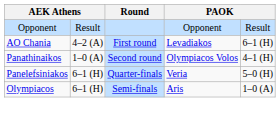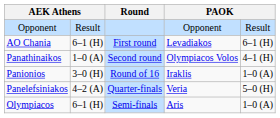(88, 43) 4–2 (A) -> (88, 43) 6–1 (H)
+ row: (26, 74)
(88, 74) 6–1 (H) -> (88, 89) 4–2 (A)
